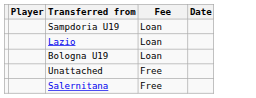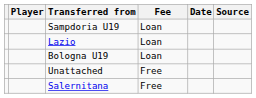+ column: (233, 12)
